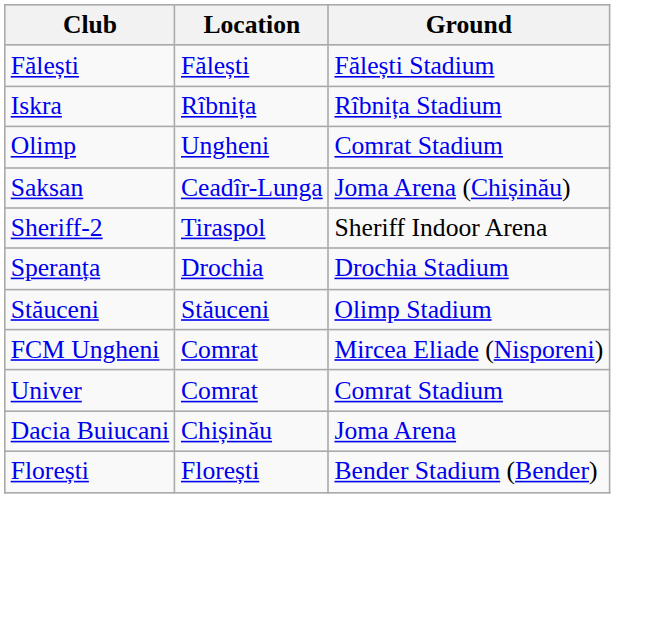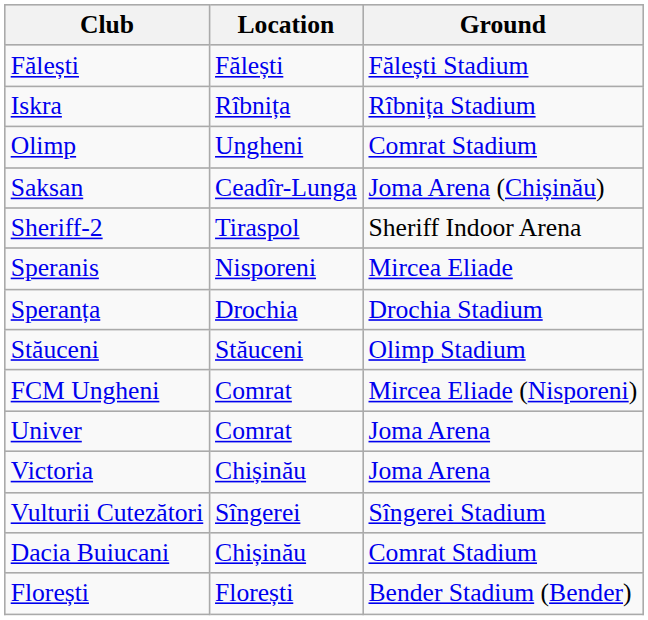+ row: (55, 268)
(419, 390) Comrat Stadium -> (429, 430) Joma Arena
+ row: (52, 471)
+ row: (107, 512)
(395, 430) Joma Arena -> (453, 552) Comrat Stadium
